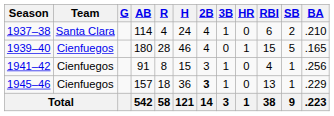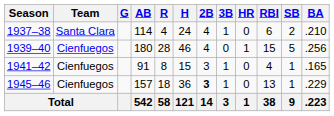(316, 48) .165 -> (316, 48) .256
(316, 66) .256 -> (316, 66) .165
